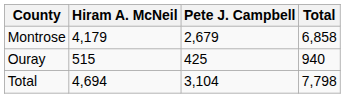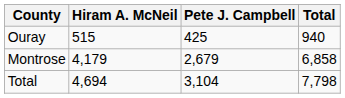rows swapped: (37, 37) <-> (27, 59)
